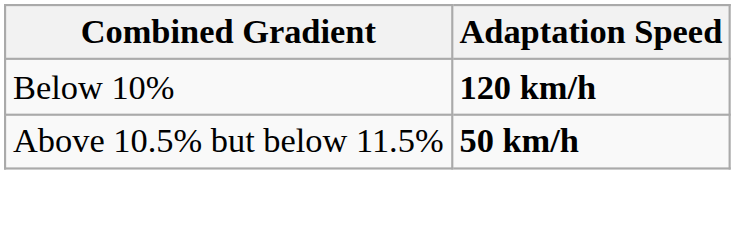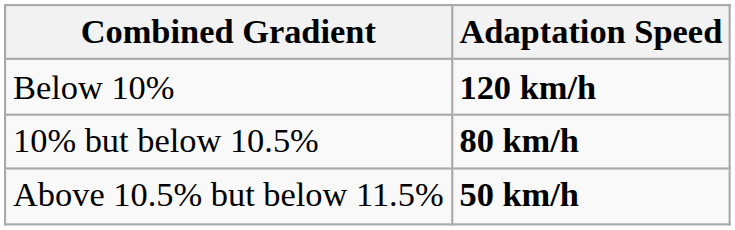+ row: (166, 140)
